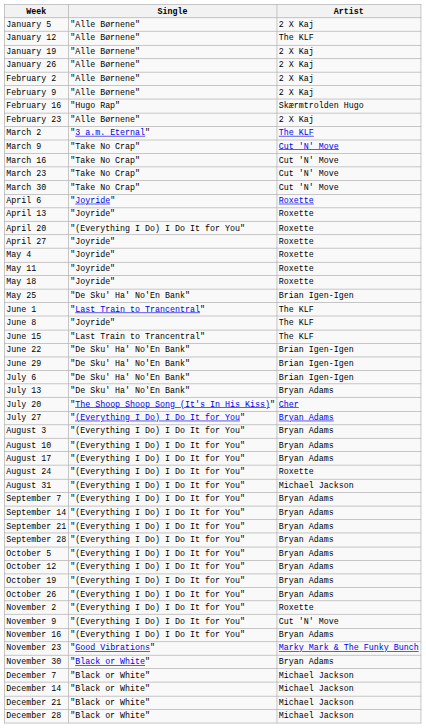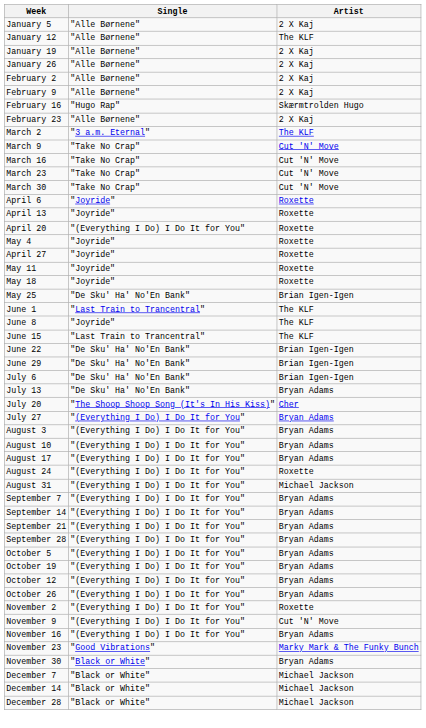rows swapped: (26, 242) <-> (19, 255)
rows swapped: (31, 567) <-> (31, 581)
- row: (34, 703)
